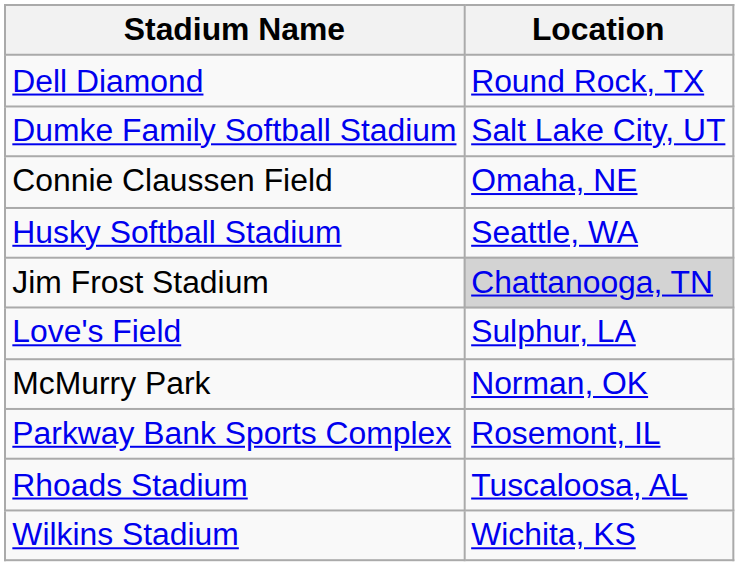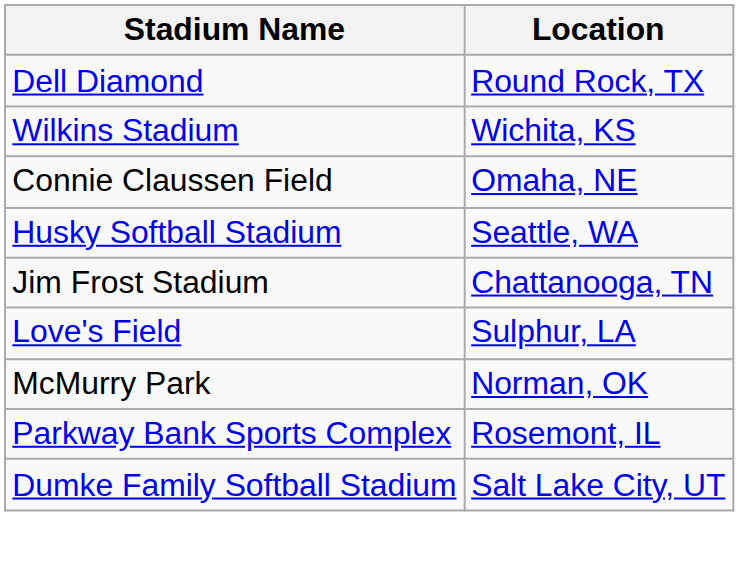rows swapped: (234, 130) <-> (126, 534)
(592, 282) lightgrey background -> (592, 282) no background
- row: (130, 484)
